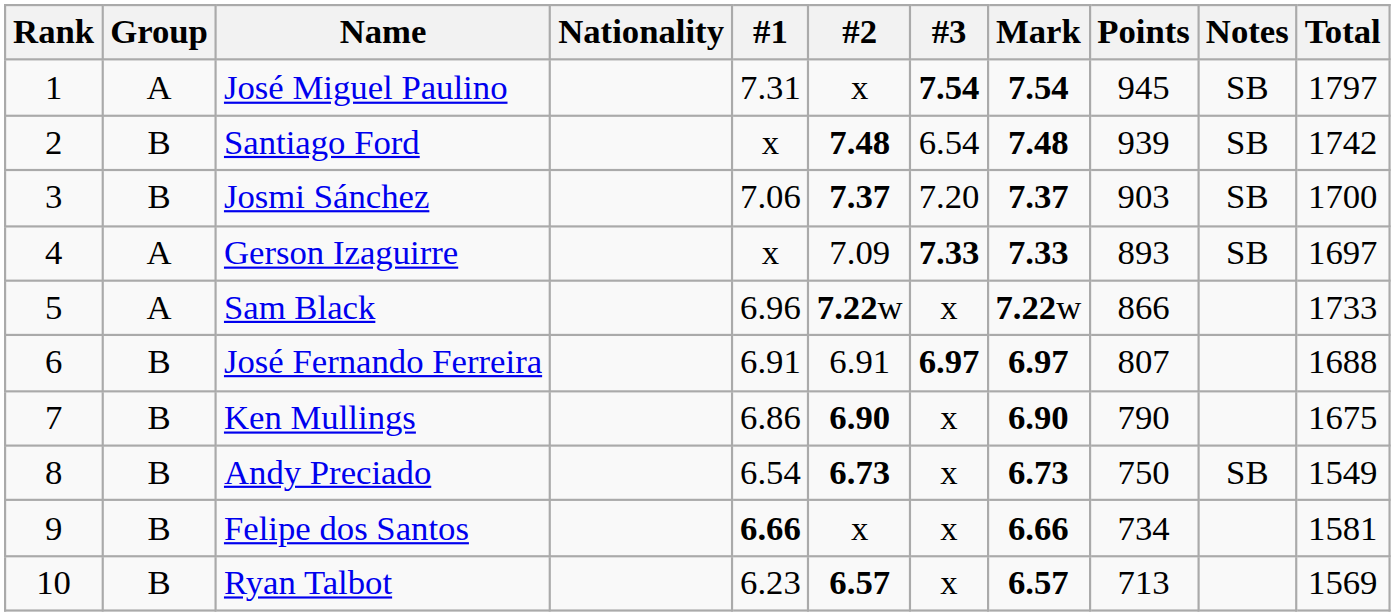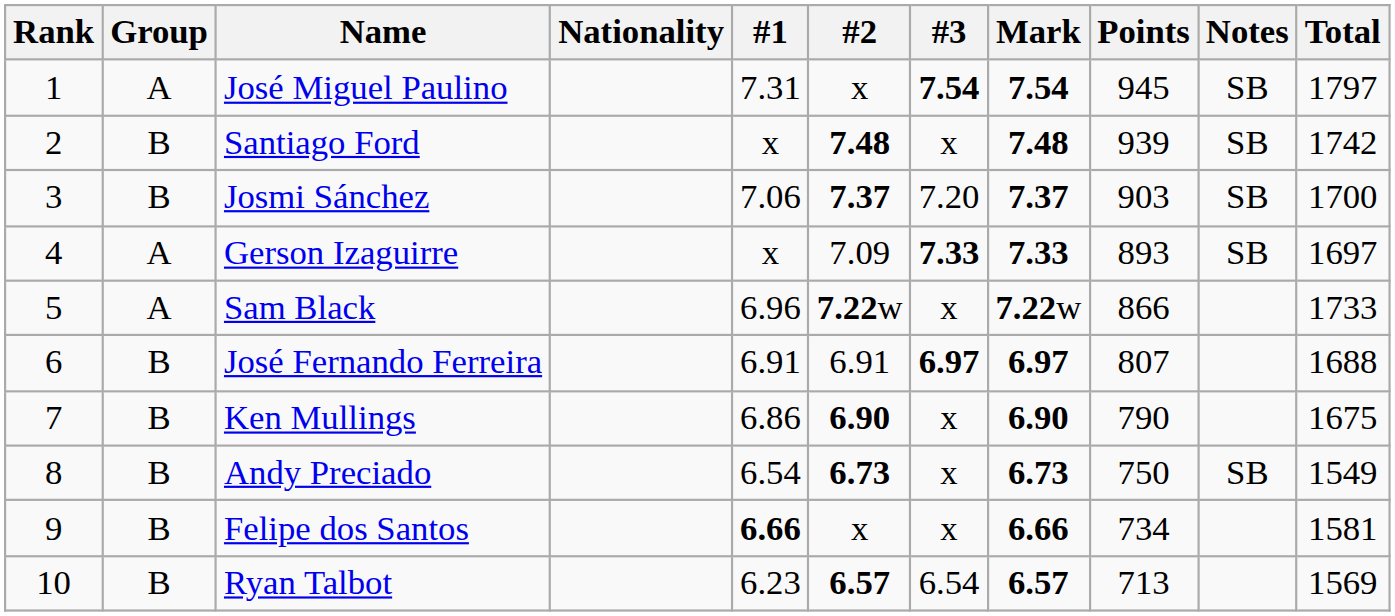(949, 142) 6.54 -> (949, 142) x
(949, 582) x -> (949, 582) 6.54
